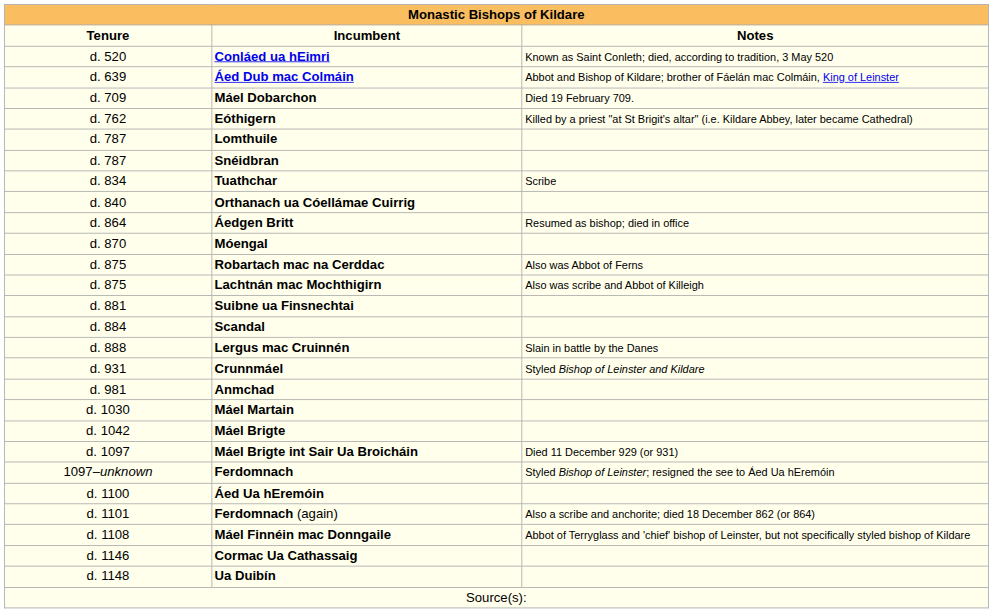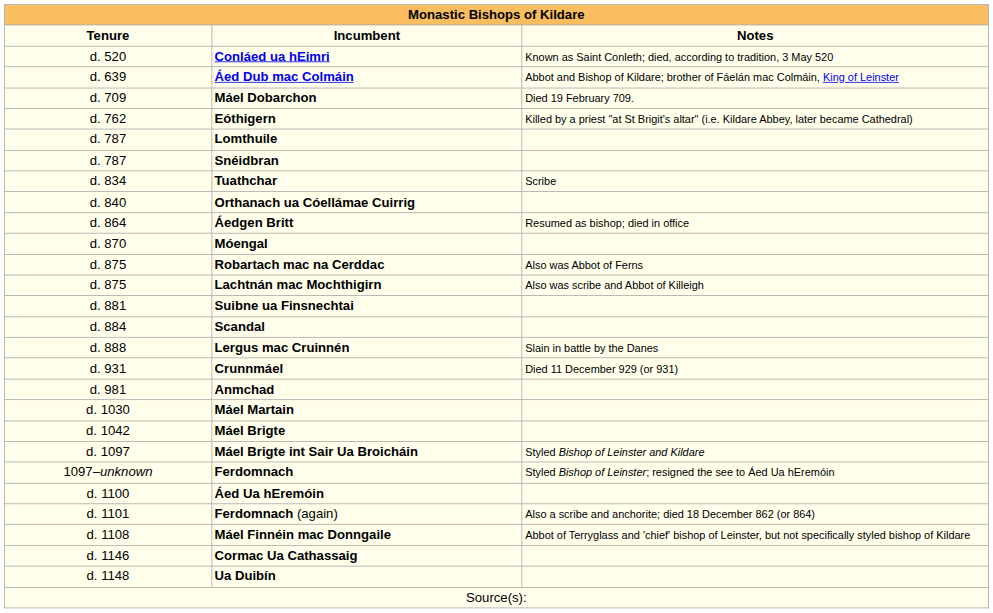(615, 369) Styled Bishop of Leinster and Kildare -> (602, 369) Died 11 December 929 (or 931)
(602, 452) Died 11 December 929 (or 931) -> (615, 452) Styled Bishop of Leinster and Kildare
